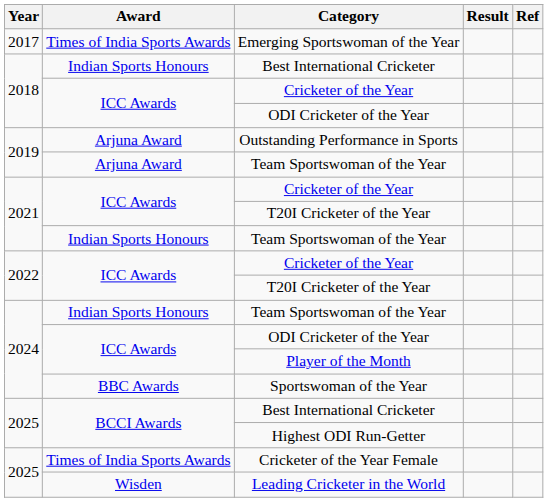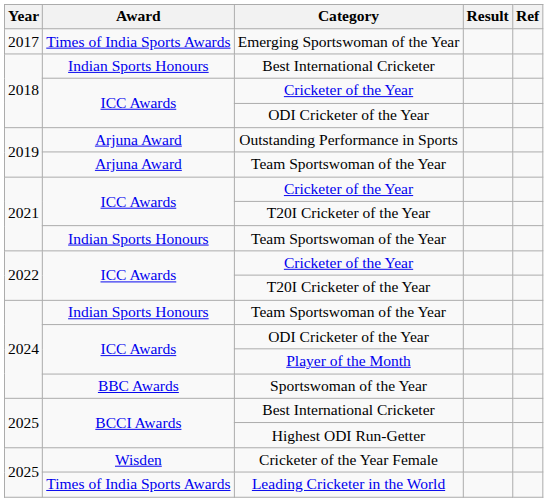(138, 459) Times of India Sports Awards -> (138, 459) Wisden
(138, 484) Wisden -> (138, 484) Times of India Sports Awards
